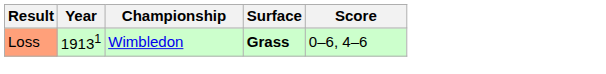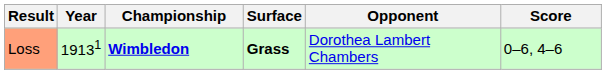+ column: (403, 16)
(146, 42) normal -> (149, 48) bold
